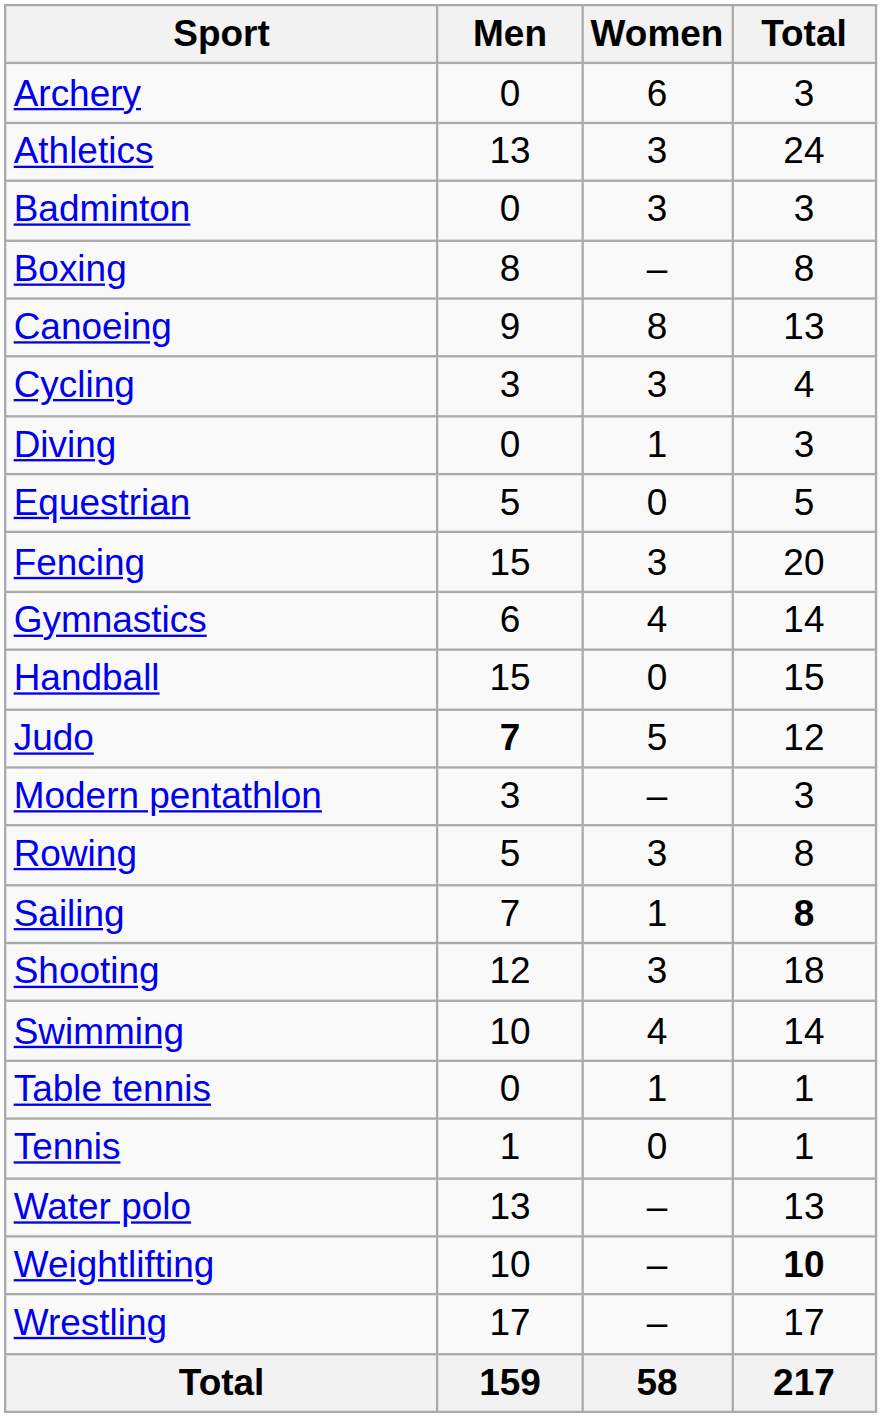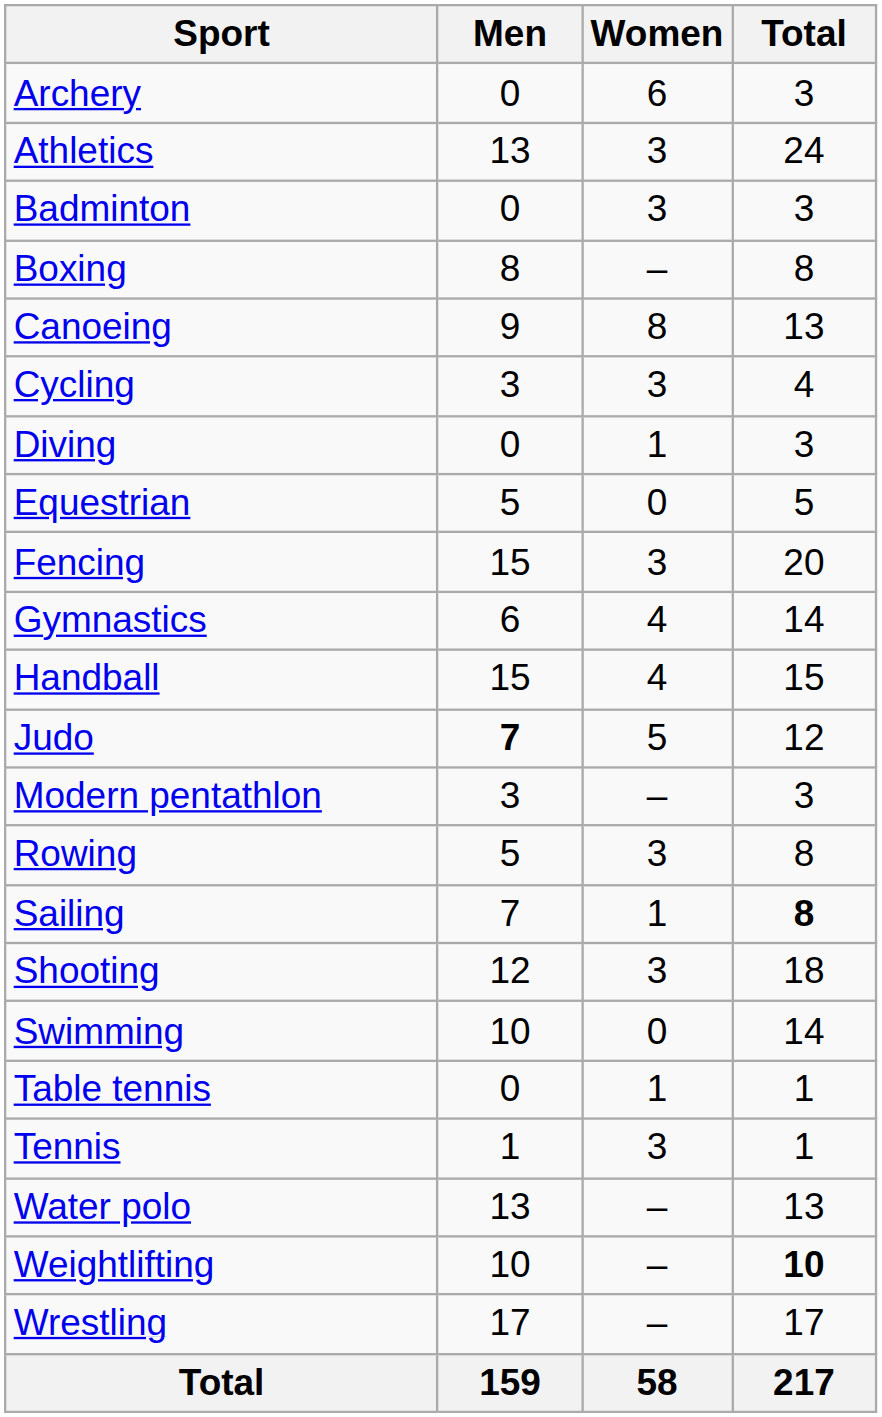(657, 678) 0 -> (657, 678) 4
(657, 1030) 4 -> (657, 1030) 0
(657, 1147) 0 -> (657, 1147) 3
